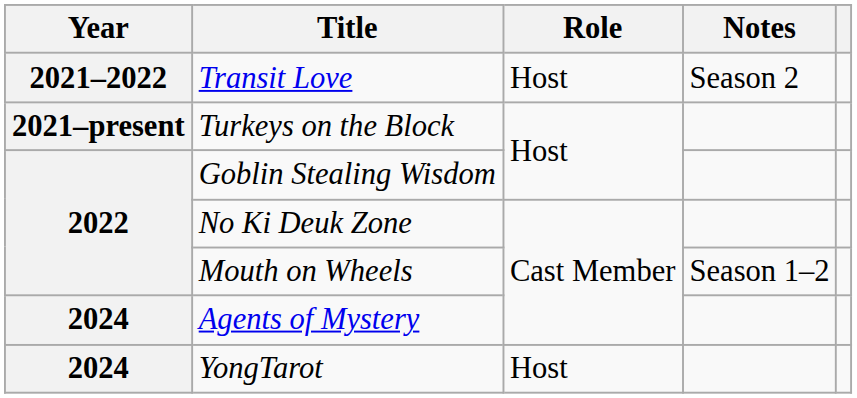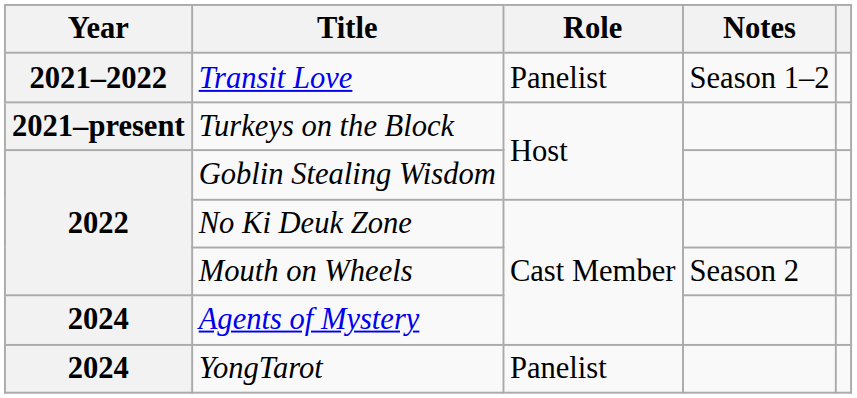(539, 77) Host -> (558, 77) Panelist
(744, 77) Season 2 -> (760, 77) Season 1–2
(760, 271) Season 1–2 -> (744, 271) Season 2
(539, 367) Host -> (558, 367) Panelist
